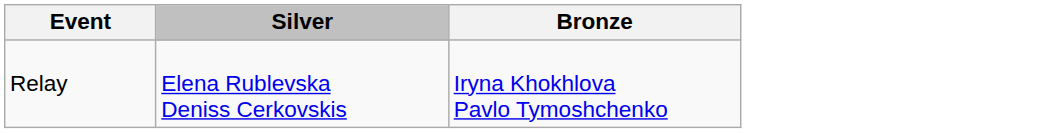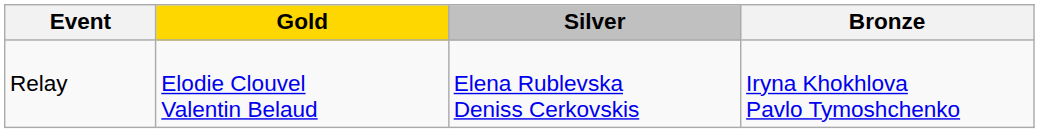+ column: (302, 22)
